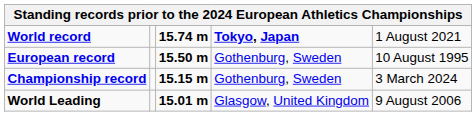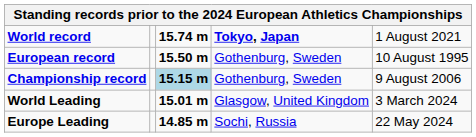(183, 79) no background -> (183, 79) lightblue background
(416, 79) 3 March 2024 -> (418, 79) 9 August 2006
(418, 100) 9 August 2006 -> (416, 100) 3 March 2024
+ row: (58, 121)
